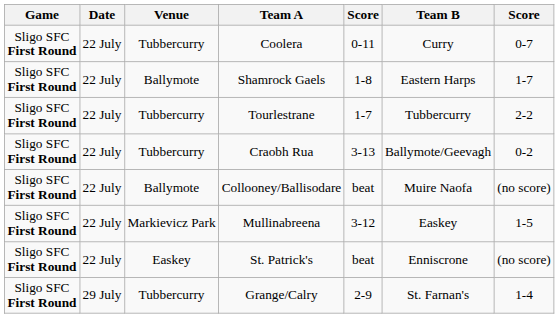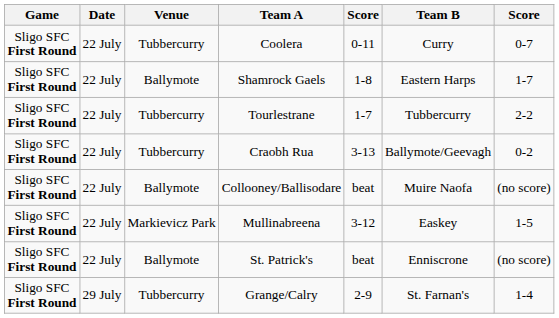(172, 259) Easkey -> (172, 259) Ballymote
